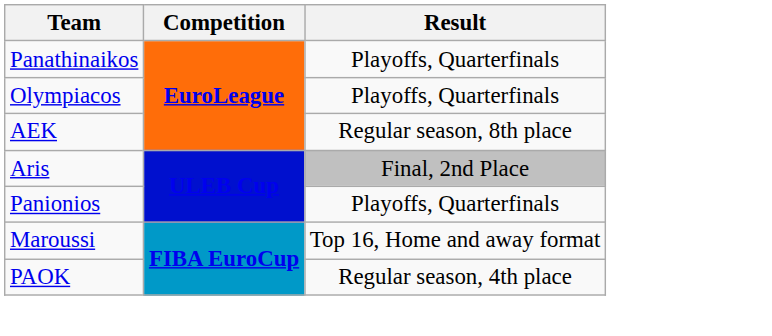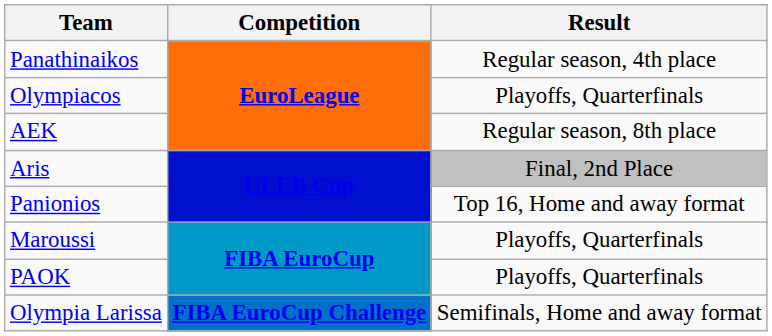(455, 58) Playoffs, Quarterfinals -> (599, 58) Regular season, 4th place
(455, 204) Playoffs, Quarterfinals -> (599, 204) Top 16, Home and away format
(455, 240) Top 16, Home and away format -> (599, 240) Playoffs, Quarterfinals
(455, 276) Regular season, 4th place -> (599, 276) Playoffs, Quarterfinals
+ row: (86, 312)
